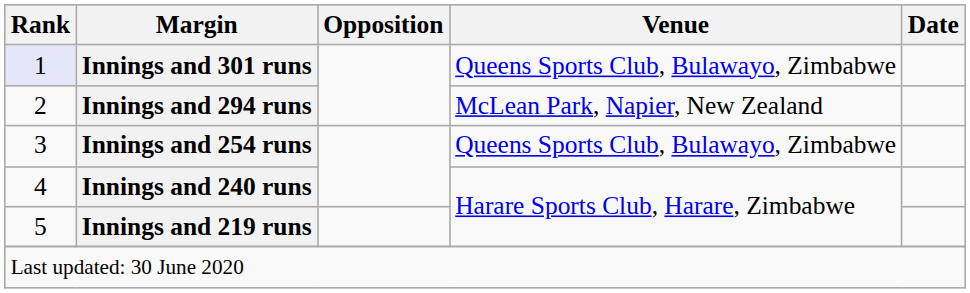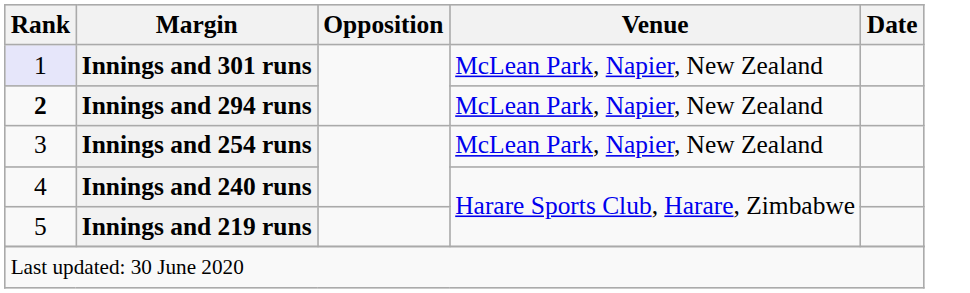(676, 65) Queens Sports Club, Bulawayo, Zimbabwe -> (639, 65) McLean Park, Napier, New Zealand
(40, 105) normal -> (40, 105) bold
(676, 145) Queens Sports Club, Bulawayo, Zimbabwe -> (639, 145) McLean Park, Napier, New Zealand
